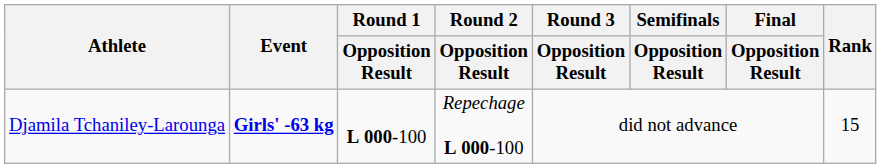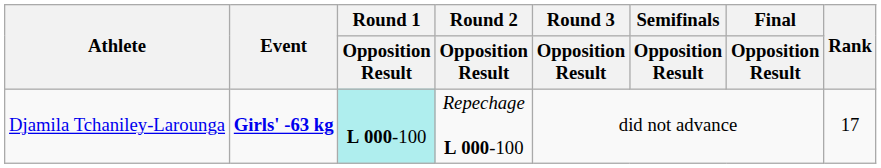(387, 137) no background -> (387, 137) paleturquoise background
(850, 126) 15 -> (850, 126) 17
